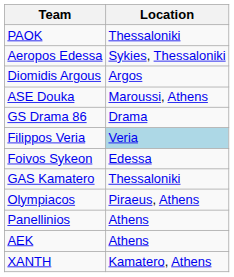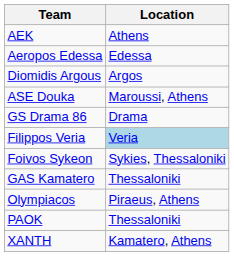rows swapped: (20, 240) <-> (25, 35)
(167, 55) Sykies, Thessaloniki -> (130, 55) Edessa
(130, 158) Edessa -> (167, 158) Sykies, Thessaloniki
- row: (39, 220)
